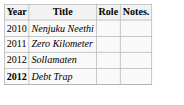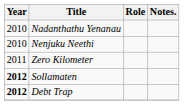+ row: (76, 28)
(17, 60) normal -> (17, 76) bold
